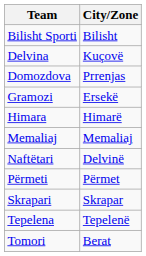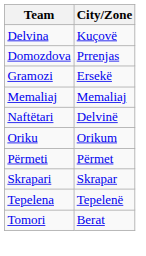- row: (42, 35)
- row: (27, 117)
+ row: (23, 138)
